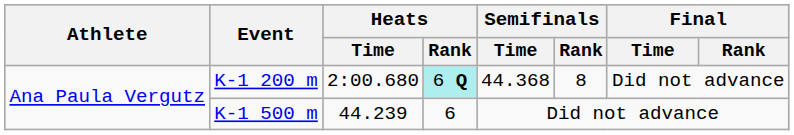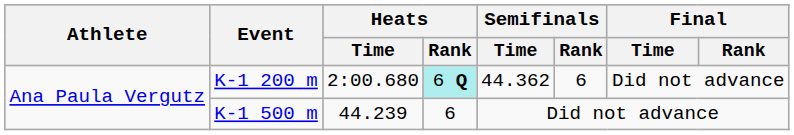(516, 81) 44.368 -> (516, 81) 44.362
(581, 81) 8 -> (581, 81) 6
